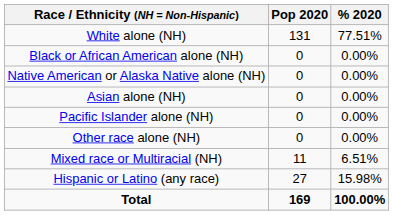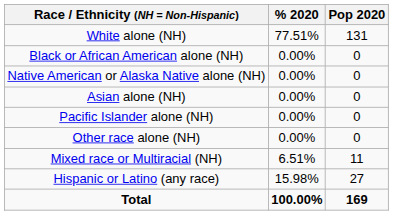columns swapped: (300, 14) <-> (360, 14)
